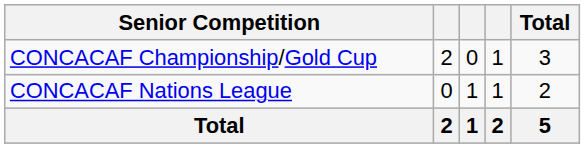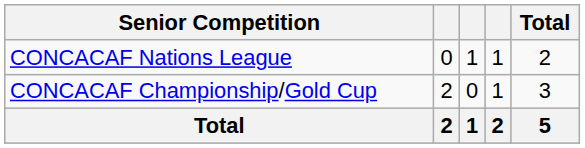rows swapped: (193, 57) <-> (151, 92)
